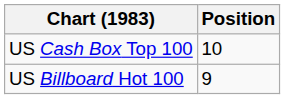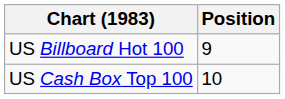rows swapped: (96, 78) <-> (101, 49)
